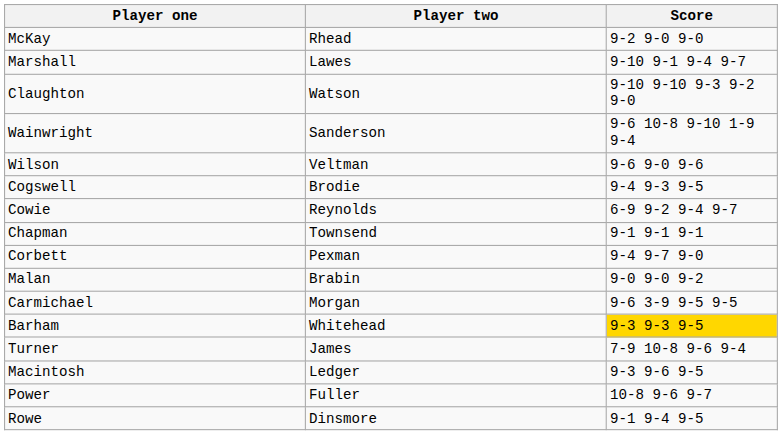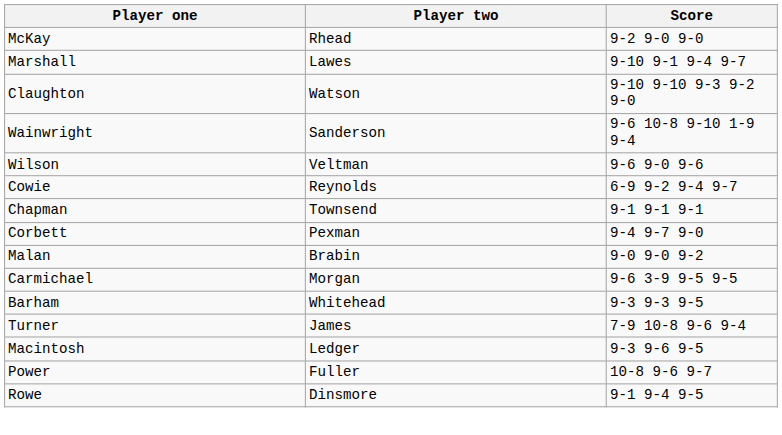- row: (42, 187)
(657, 326) gold background -> (657, 303) no background
